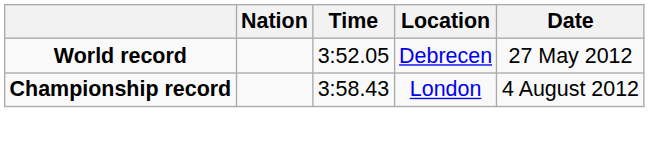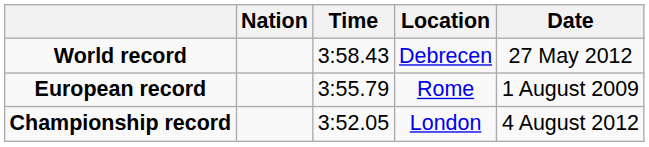(353, 55) 3:52.05 -> (353, 55) 3:58.43
+ row: (120, 89)
(353, 89) 3:58.43 -> (353, 123) 3:52.05
